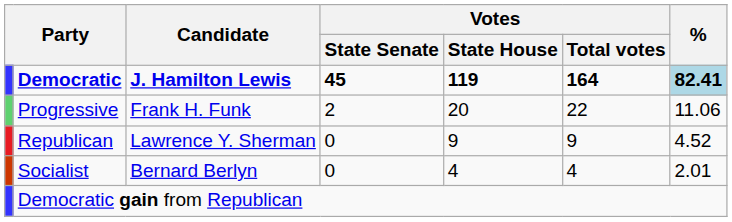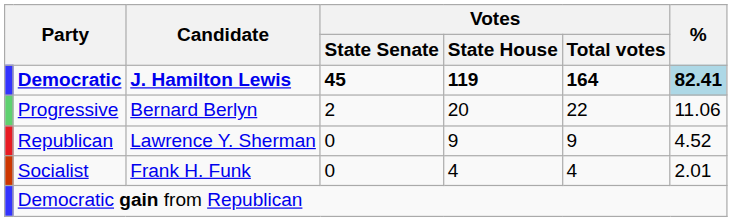(191, 110) Frank H. Funk -> (194, 110) Bernard Berlyn
(194, 170) Bernard Berlyn -> (191, 170) Frank H. Funk
